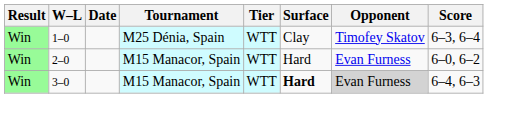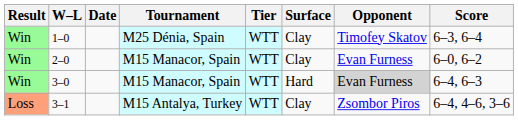(297, 59) Hard -> (298, 59) Clay
(299, 81) bold -> (299, 81) normal
+ row: (61, 104)
